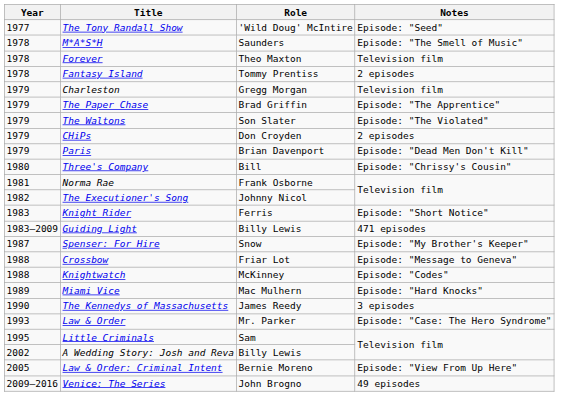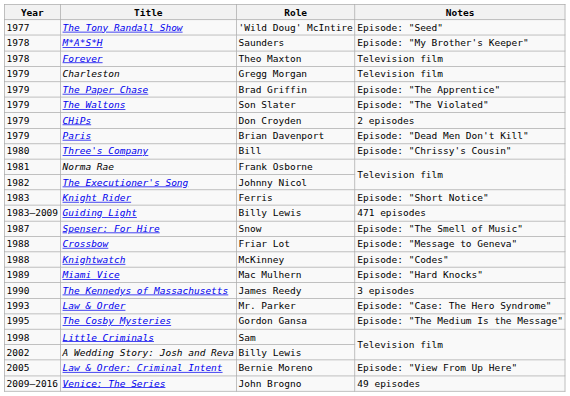(440, 43) Episode: "The Smell of Music" -> (443, 43) Episode: "My Brother's Keeper"
- row: (103, 74)
(443, 244) Episode: "My Brother's Keeper" -> (440, 229) Episode: "The Smell of Music"
+ row: (117, 321)
(18, 337) 1995 -> (18, 337) 1998
